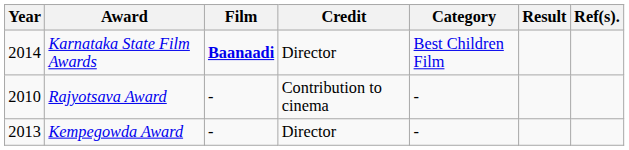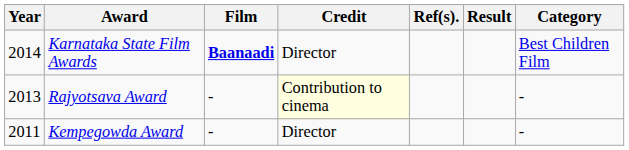columns swapped: (464, 17) <-> (597, 17)
(25, 96) 2010 -> (25, 96) 2013
(332, 96) no background -> (332, 96) lightyellow background
(25, 131) 2013 -> (24, 131) 2011
